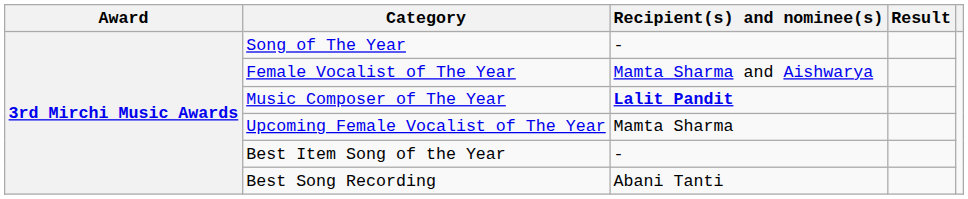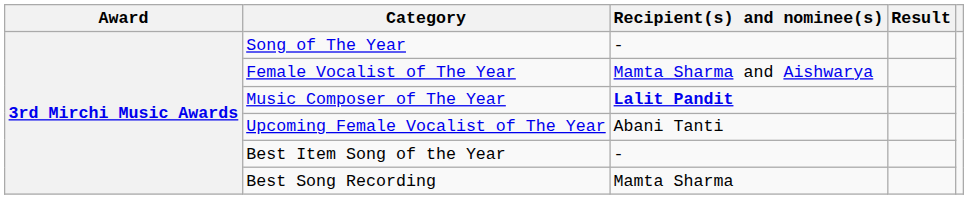(674, 127) Mamta Sharma -> (669, 127) Abani Tanti
(669, 181) Abani Tanti -> (674, 181) Mamta Sharma
